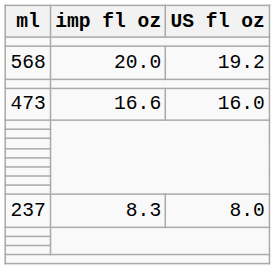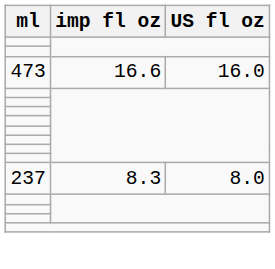- row: (28, 63)
